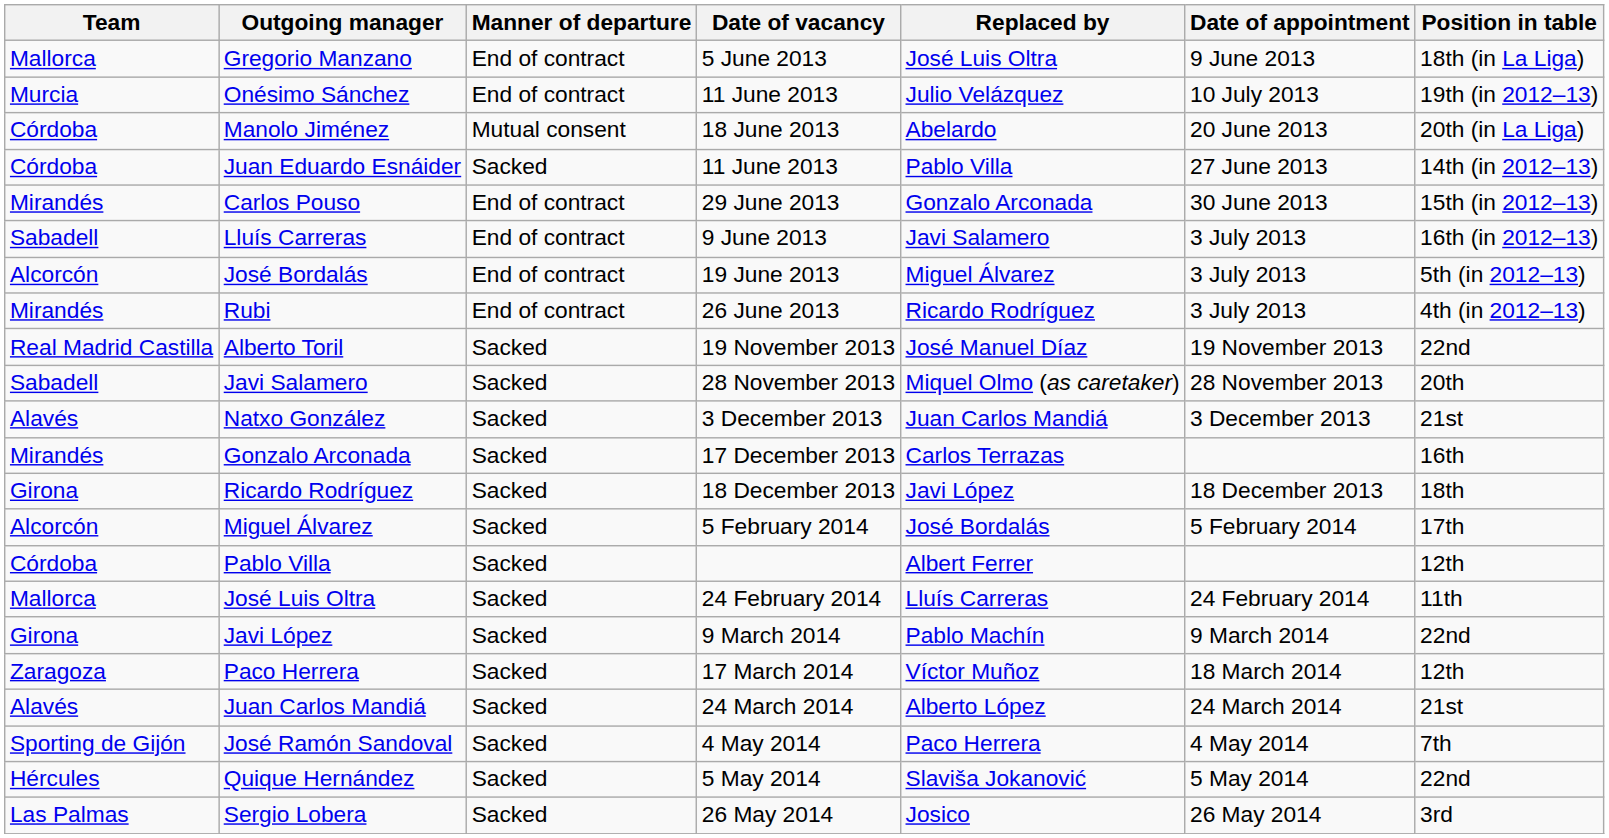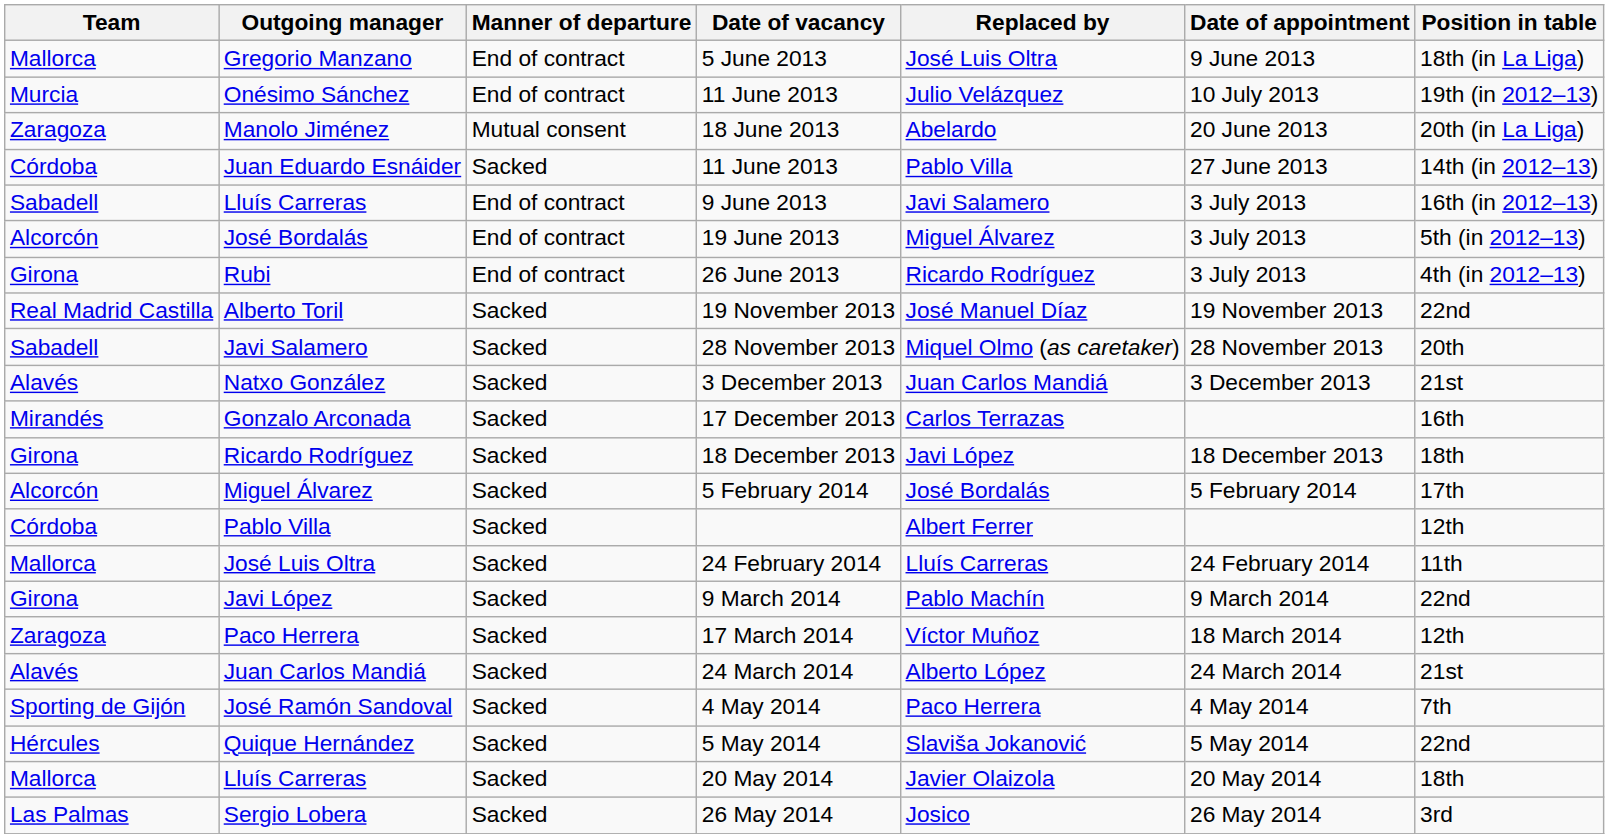(54, 130) Córdoba -> (58, 130) Zaragoza
- row: (292, 202)
(57, 310) Mirandés -> (44, 274) Girona
+ row: (295, 779)
